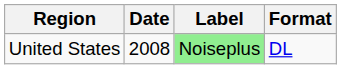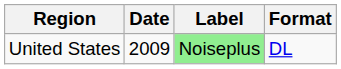(149, 48) 2008 -> (149, 48) 2009
